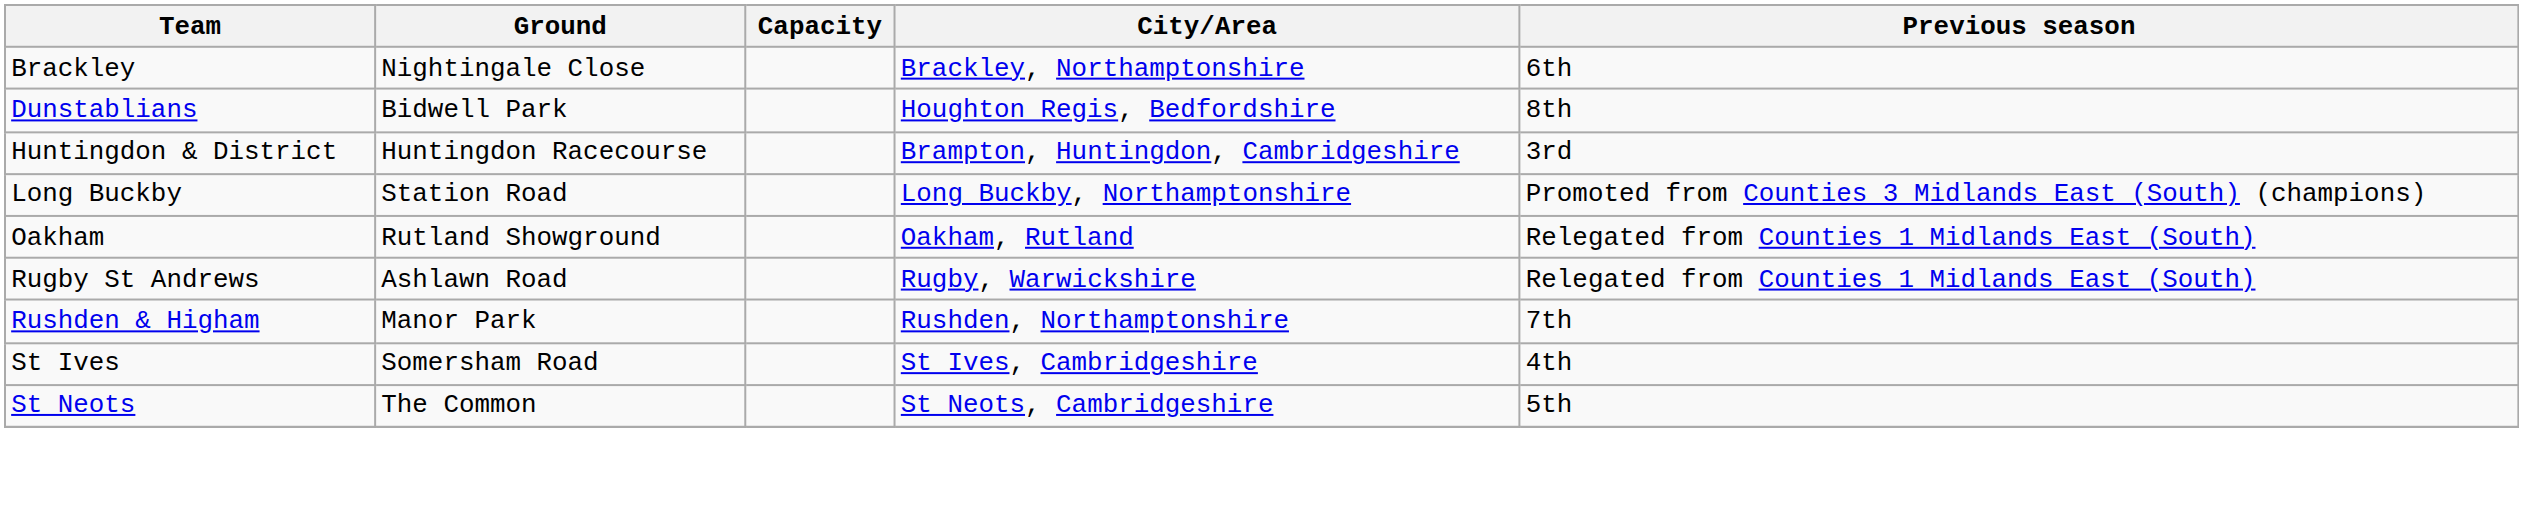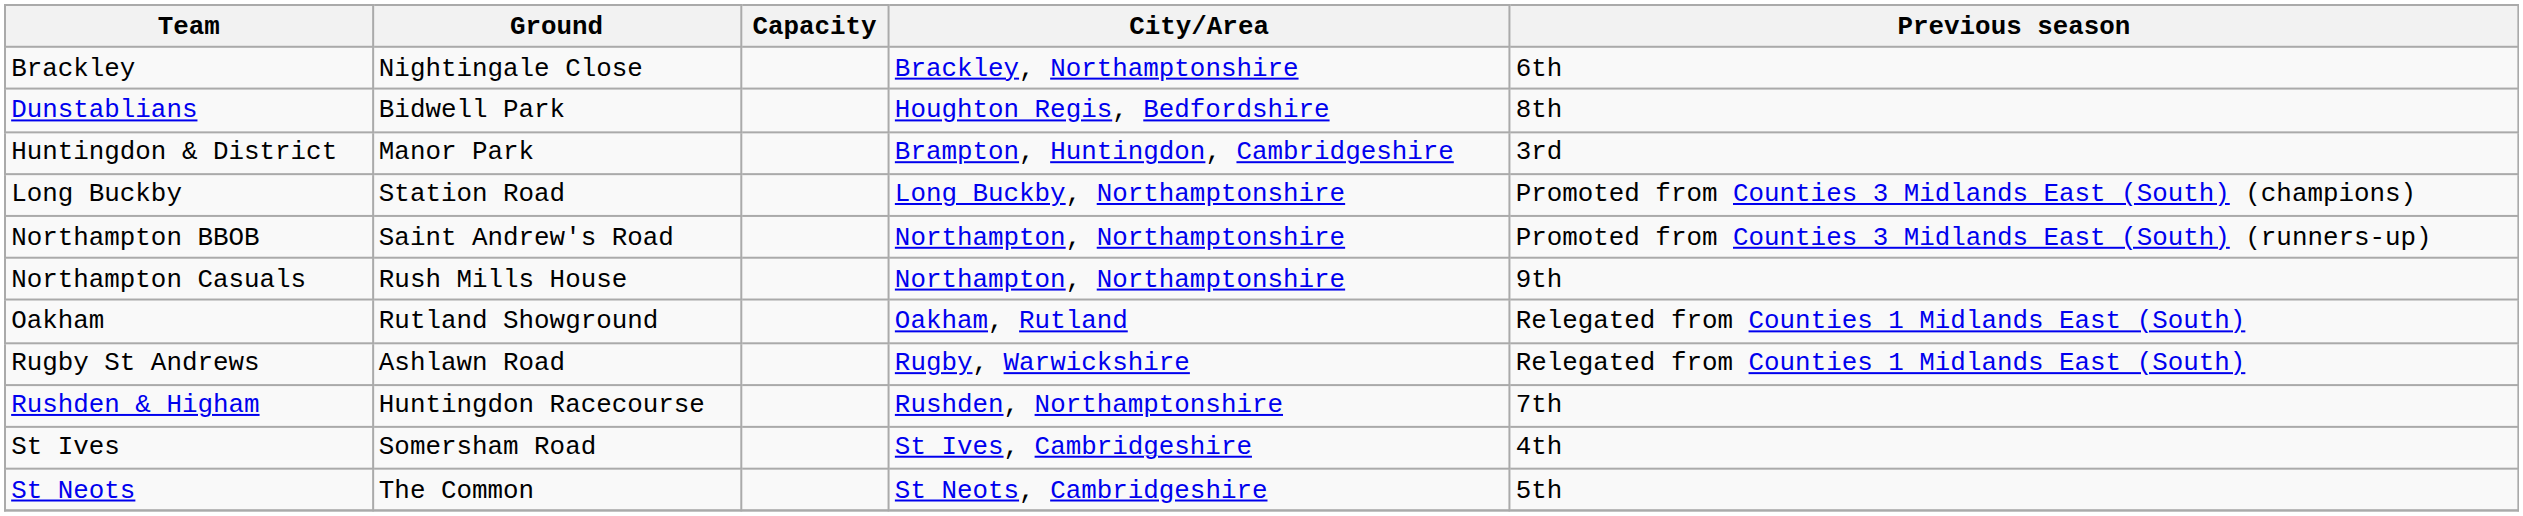(544, 153) Huntingdon Racecourse -> (456, 153) Manor Park
+ row: (135, 237)
+ row: (159, 279)
(459, 321) Manor Park -> (542, 406) Huntingdon Racecourse
